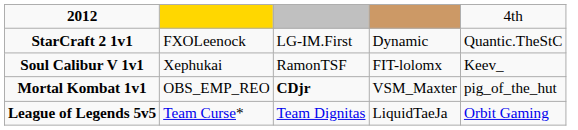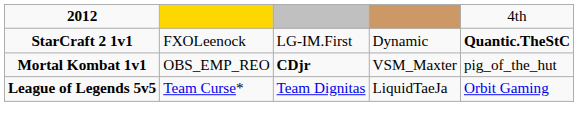(513, 40) normal -> (517, 40) bold
- row: (82, 64)
